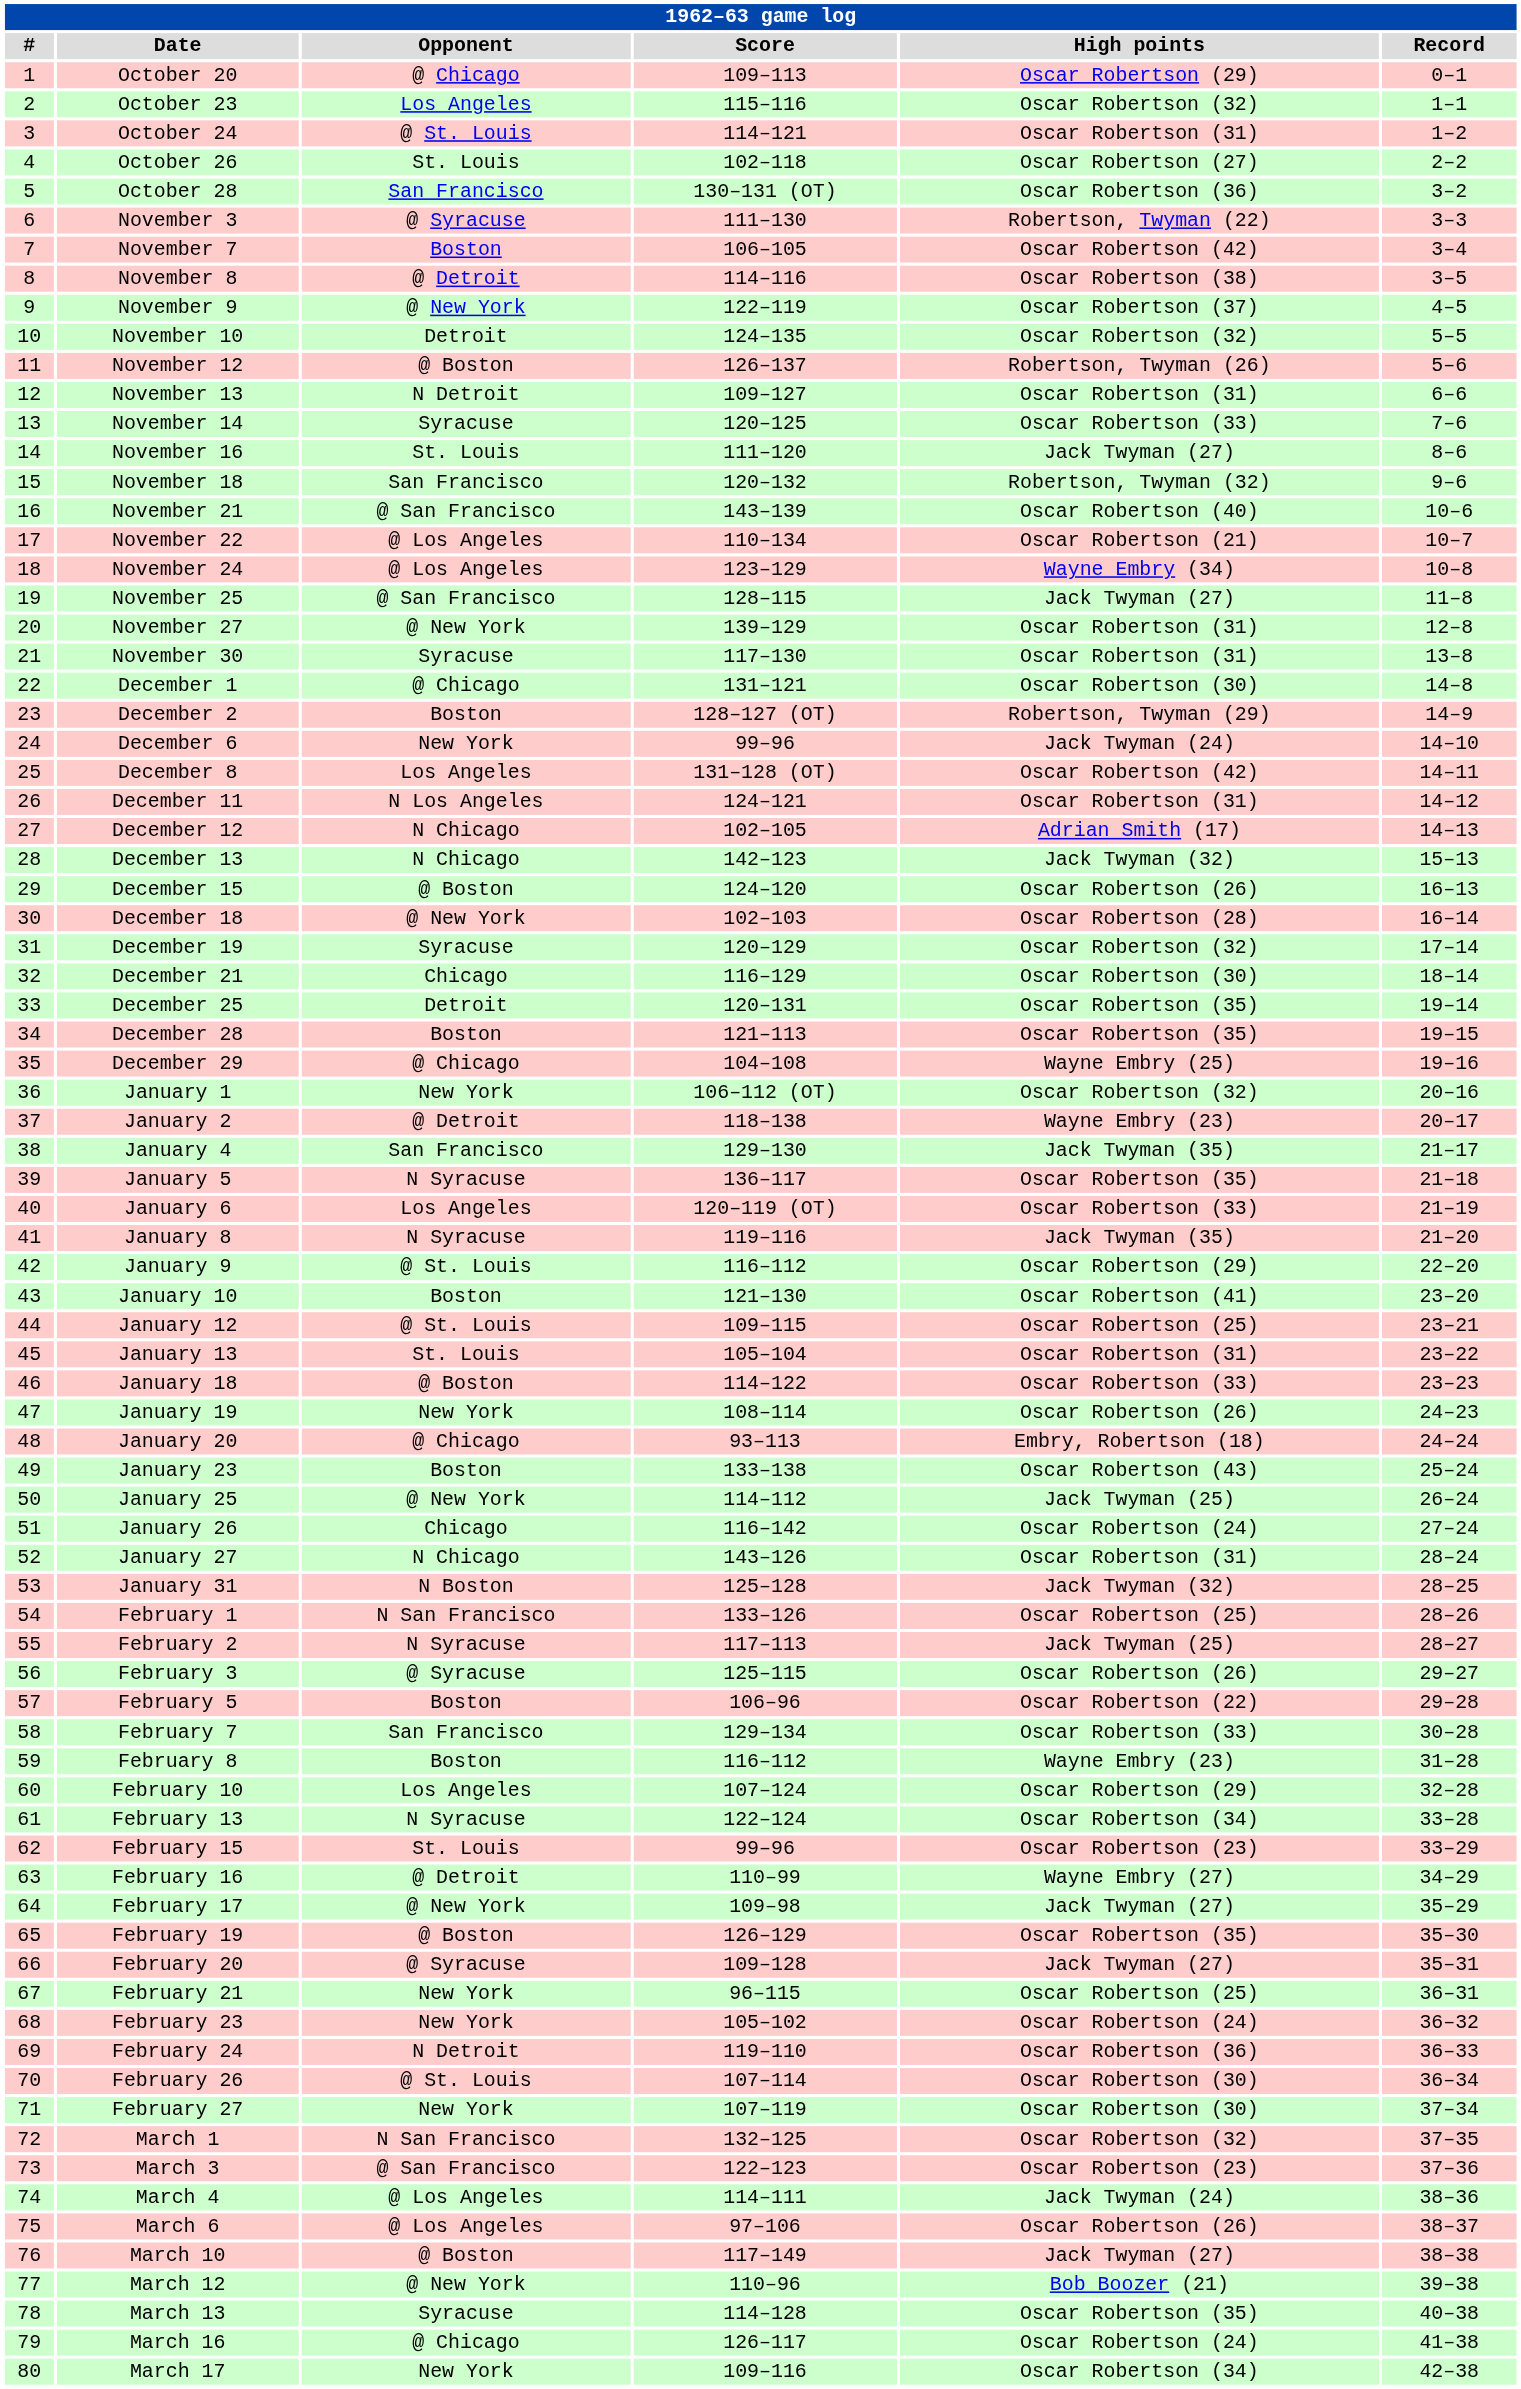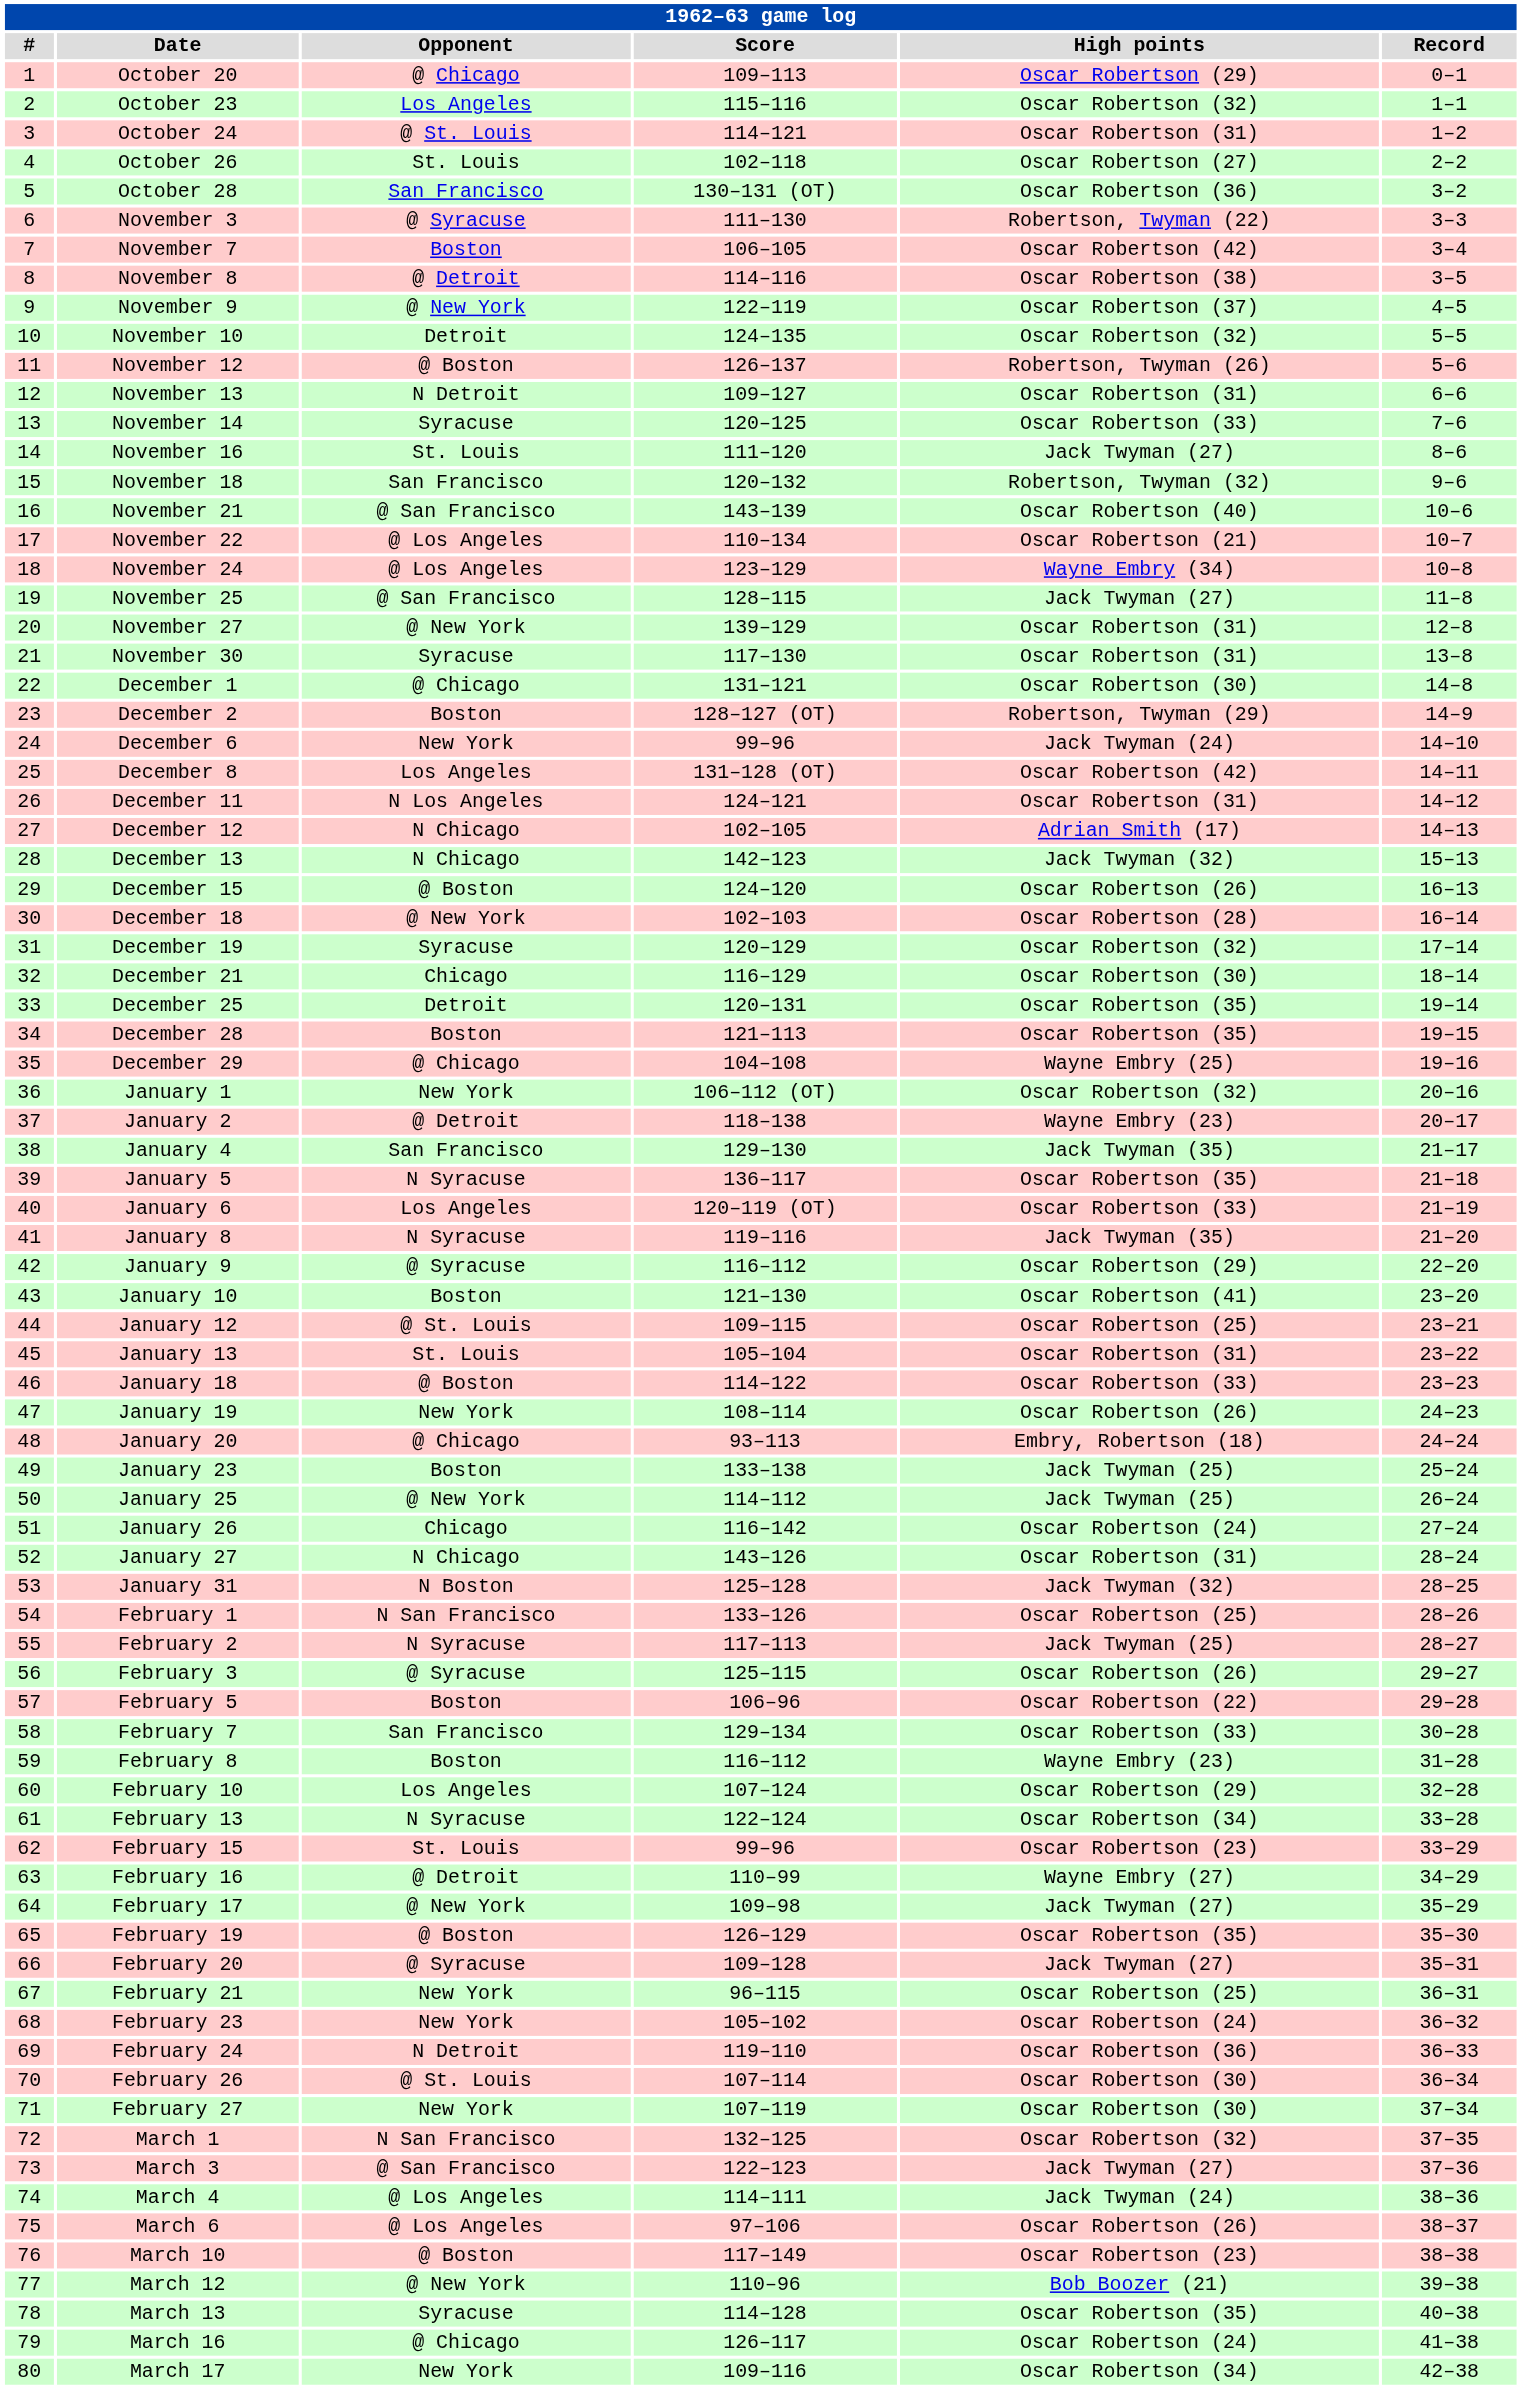(466, 1267) @ St. Louis -> (466, 1267) @ Syracuse
(1139, 1470) Oscar Robertson (43) -> (1139, 1470) Jack Twyman (25)
(1139, 2168) Oscar Robertson (23) -> (1139, 2168) Jack Twyman (27)
(1139, 2255) Jack Twyman (27) -> (1139, 2255) Oscar Robertson (23)
